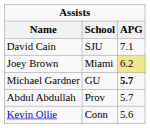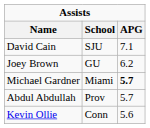(99, 64) Miami -> (92, 64) GU
(127, 64) khaki background -> (127, 64) no background
(92, 81) GU -> (99, 81) Miami
